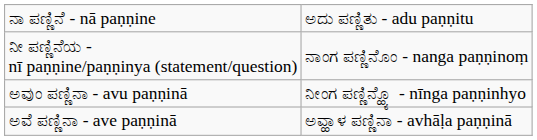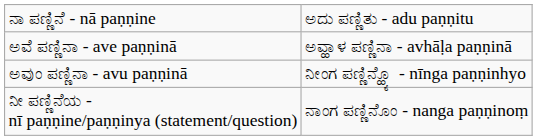rows swapped: (153, 55) <-> (93, 120)
